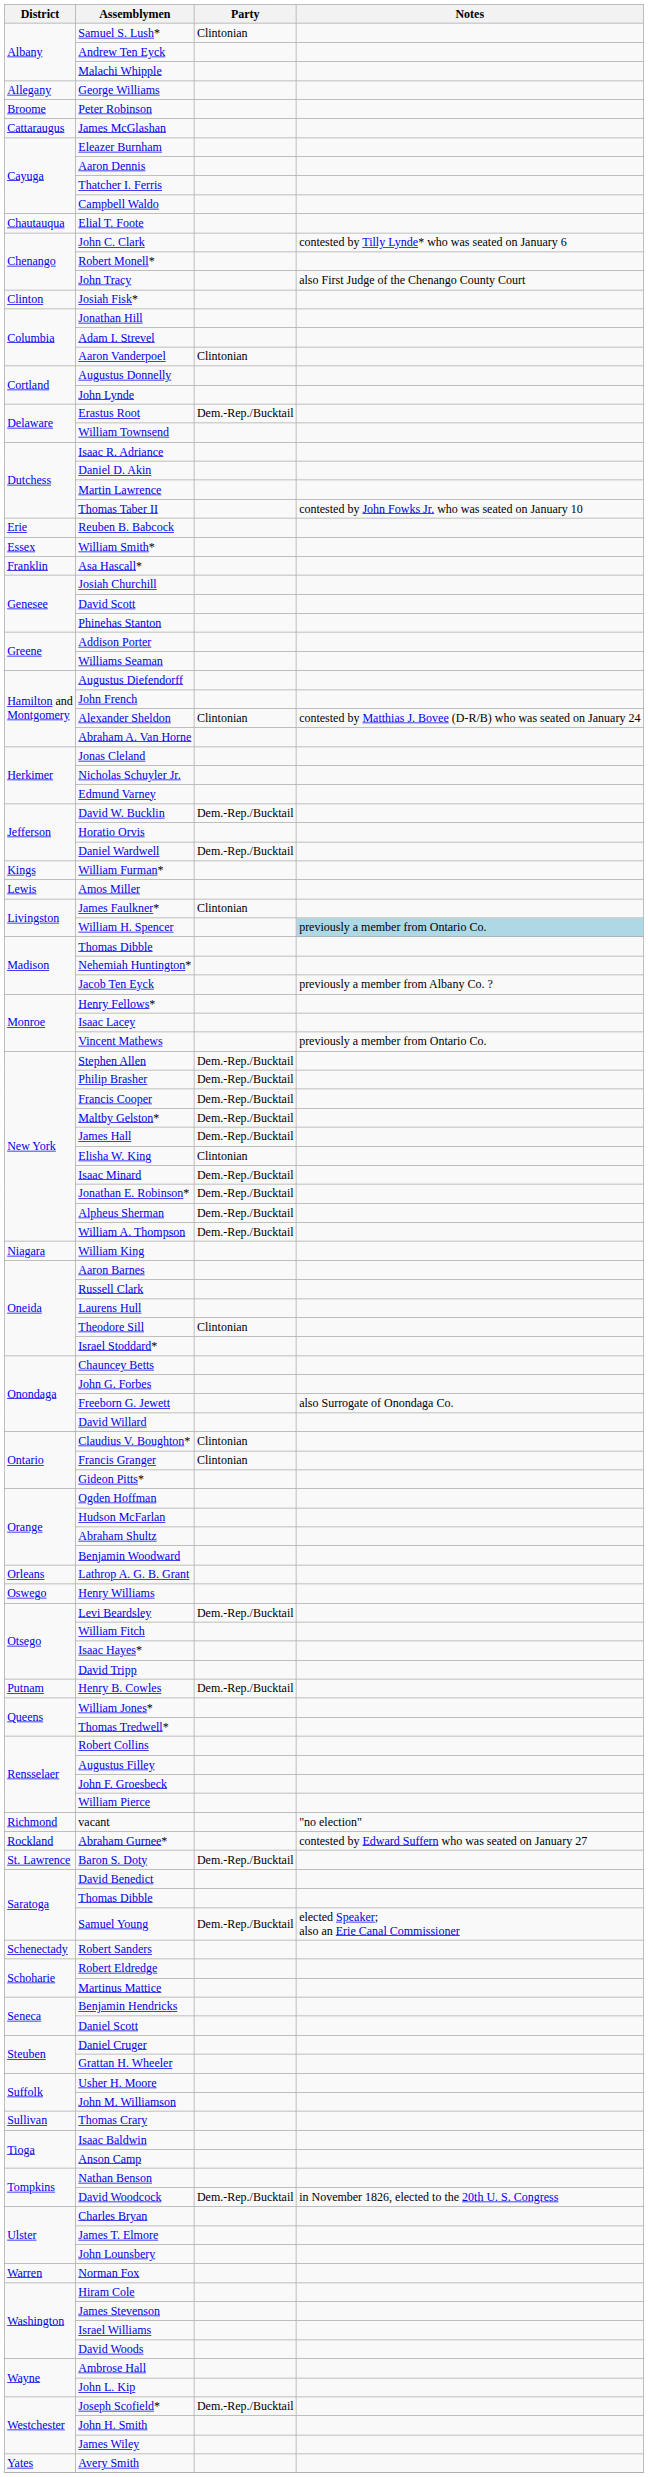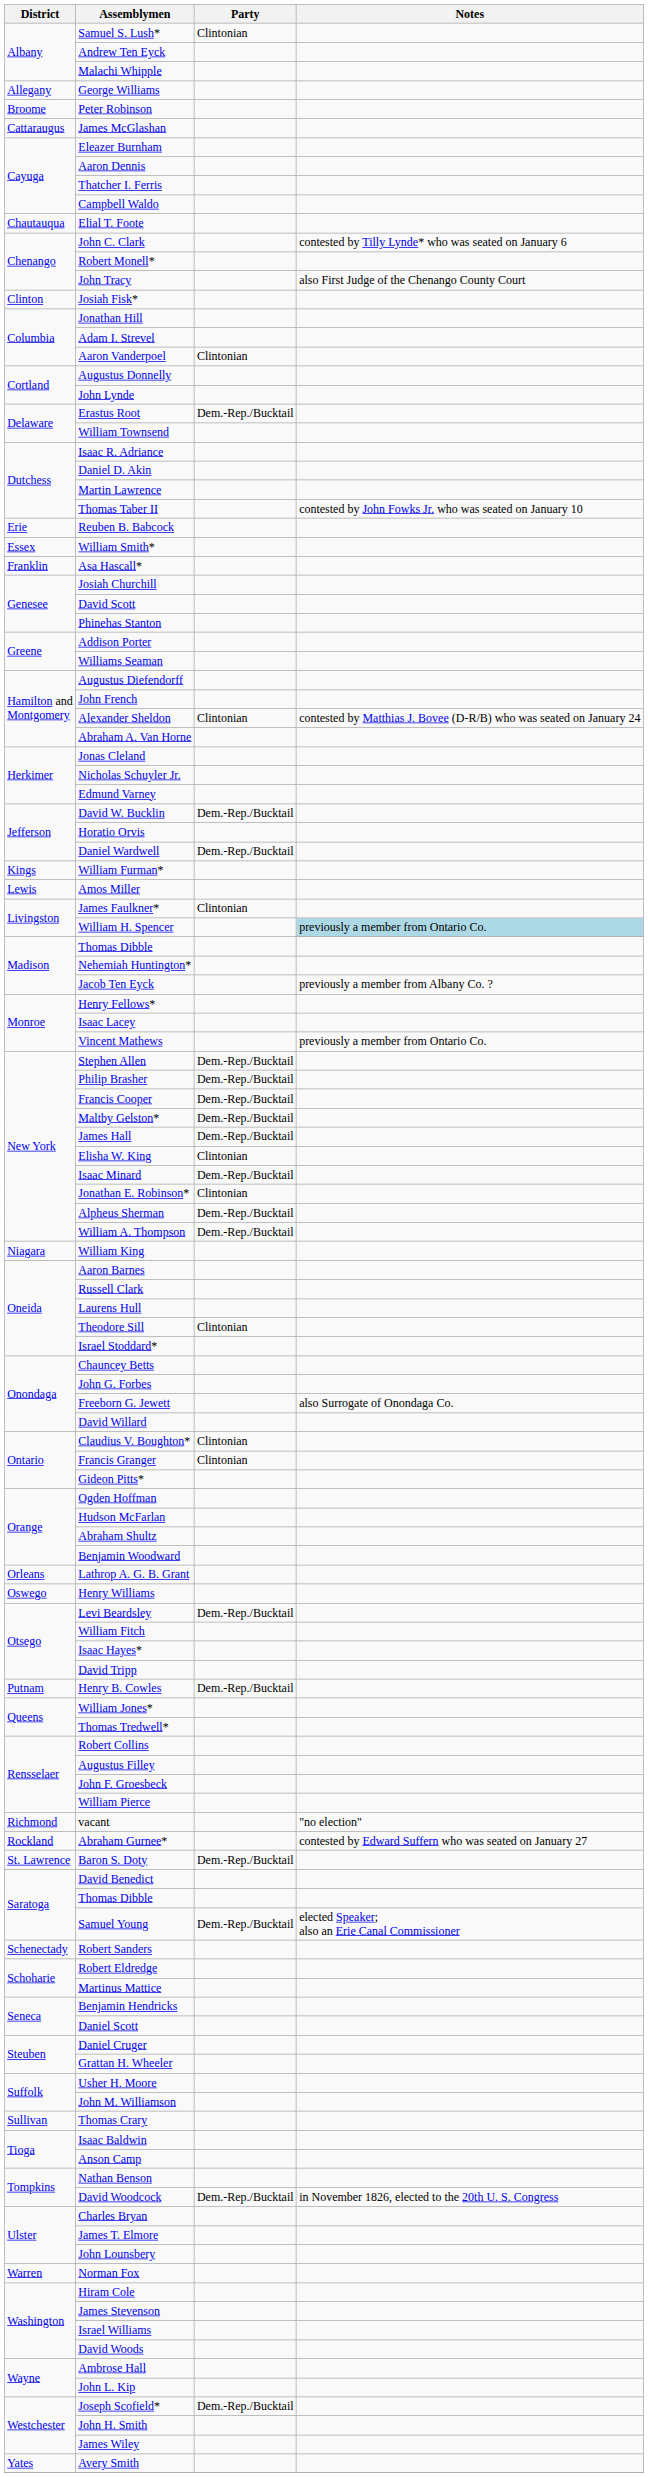(245, 1193) Dem.-Rep./Bucktail -> (222, 1193) Clintonian
